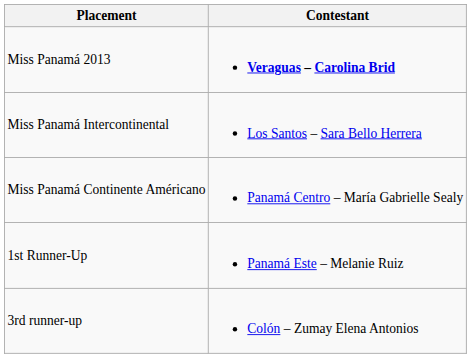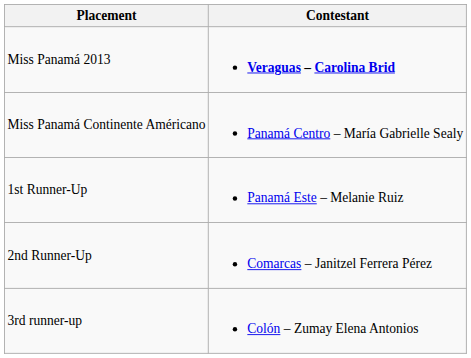- row: (88, 125)
+ row: (50, 255)
